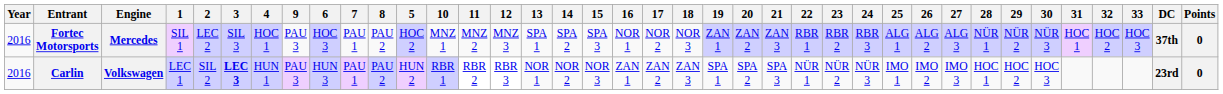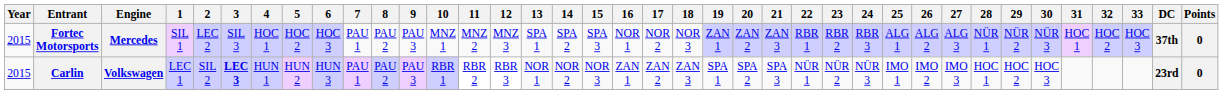columns swapped: (412, 13) <-> (296, 13)
(19, 39) 2016 -> (19, 39) 2015
(19, 72) 2016 -> (19, 72) 2015
